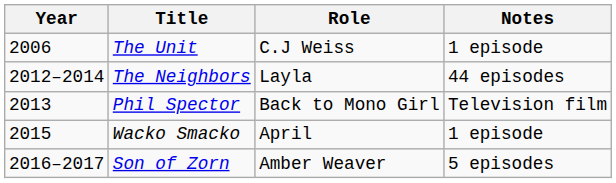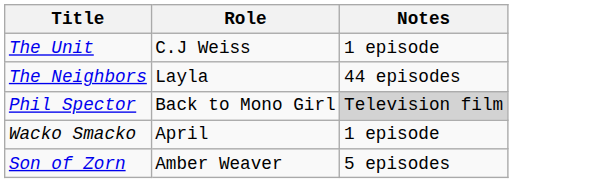- column: (57, 19)
(528, 106) no background -> (424, 106) lightgrey background
